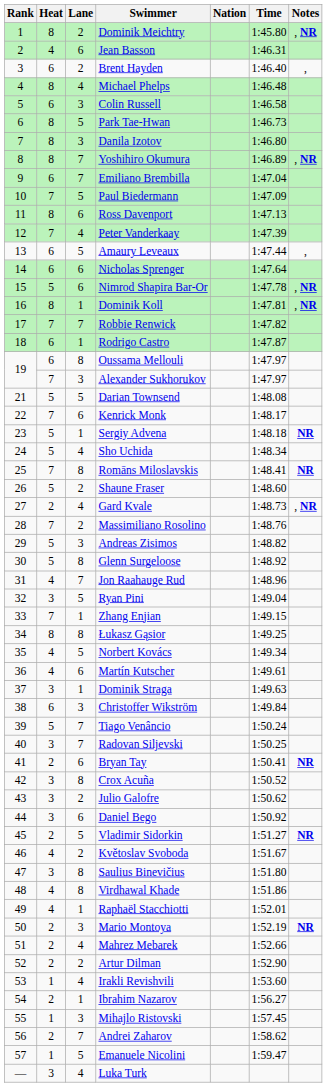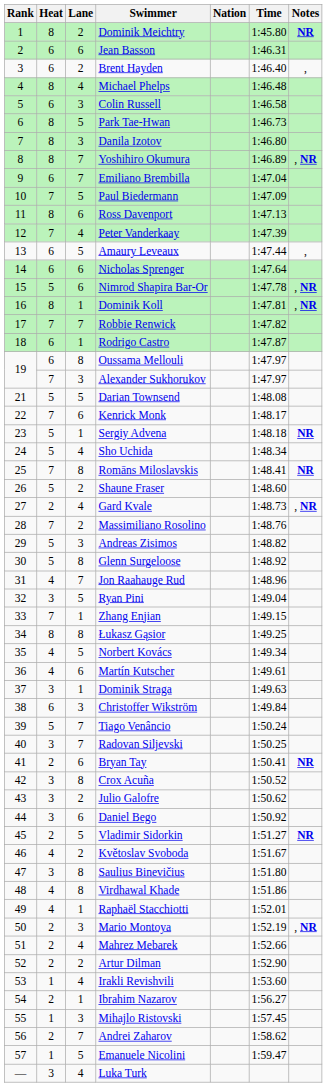(306, 31) , NR -> (306, 31) NR
(51, 50) 4 -> (51, 50) 6
(306, 927) NR -> (306, 927) , NR
